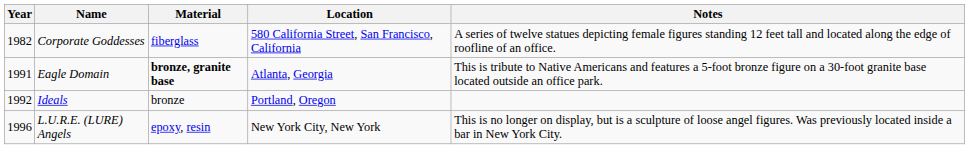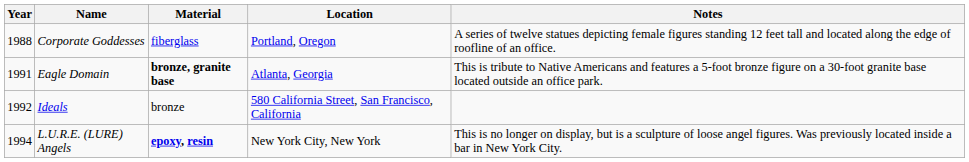(20, 40) 1982 -> (20, 40) 1988
(342, 40) 580 California Street, San Francisco, California -> (293, 40) Portland, Oregon
(293, 100) Portland, Oregon -> (342, 107) 580 California Street, San Francisco, California
(20, 127) 1996 -> (20, 140) 1994
(181, 127) normal -> (182, 140) bold
